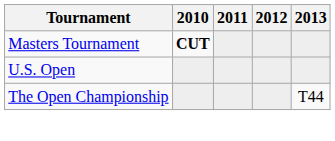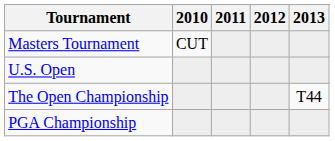(193, 44) bold -> (192, 44) normal
+ row: (72, 123)
